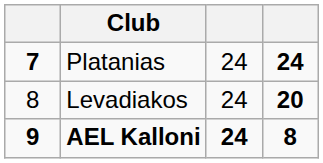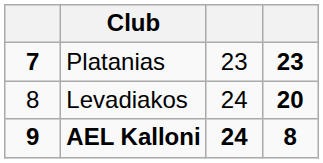(234, 61) 24 -> (234, 61) 23
(290, 61) 24 -> (290, 61) 23
